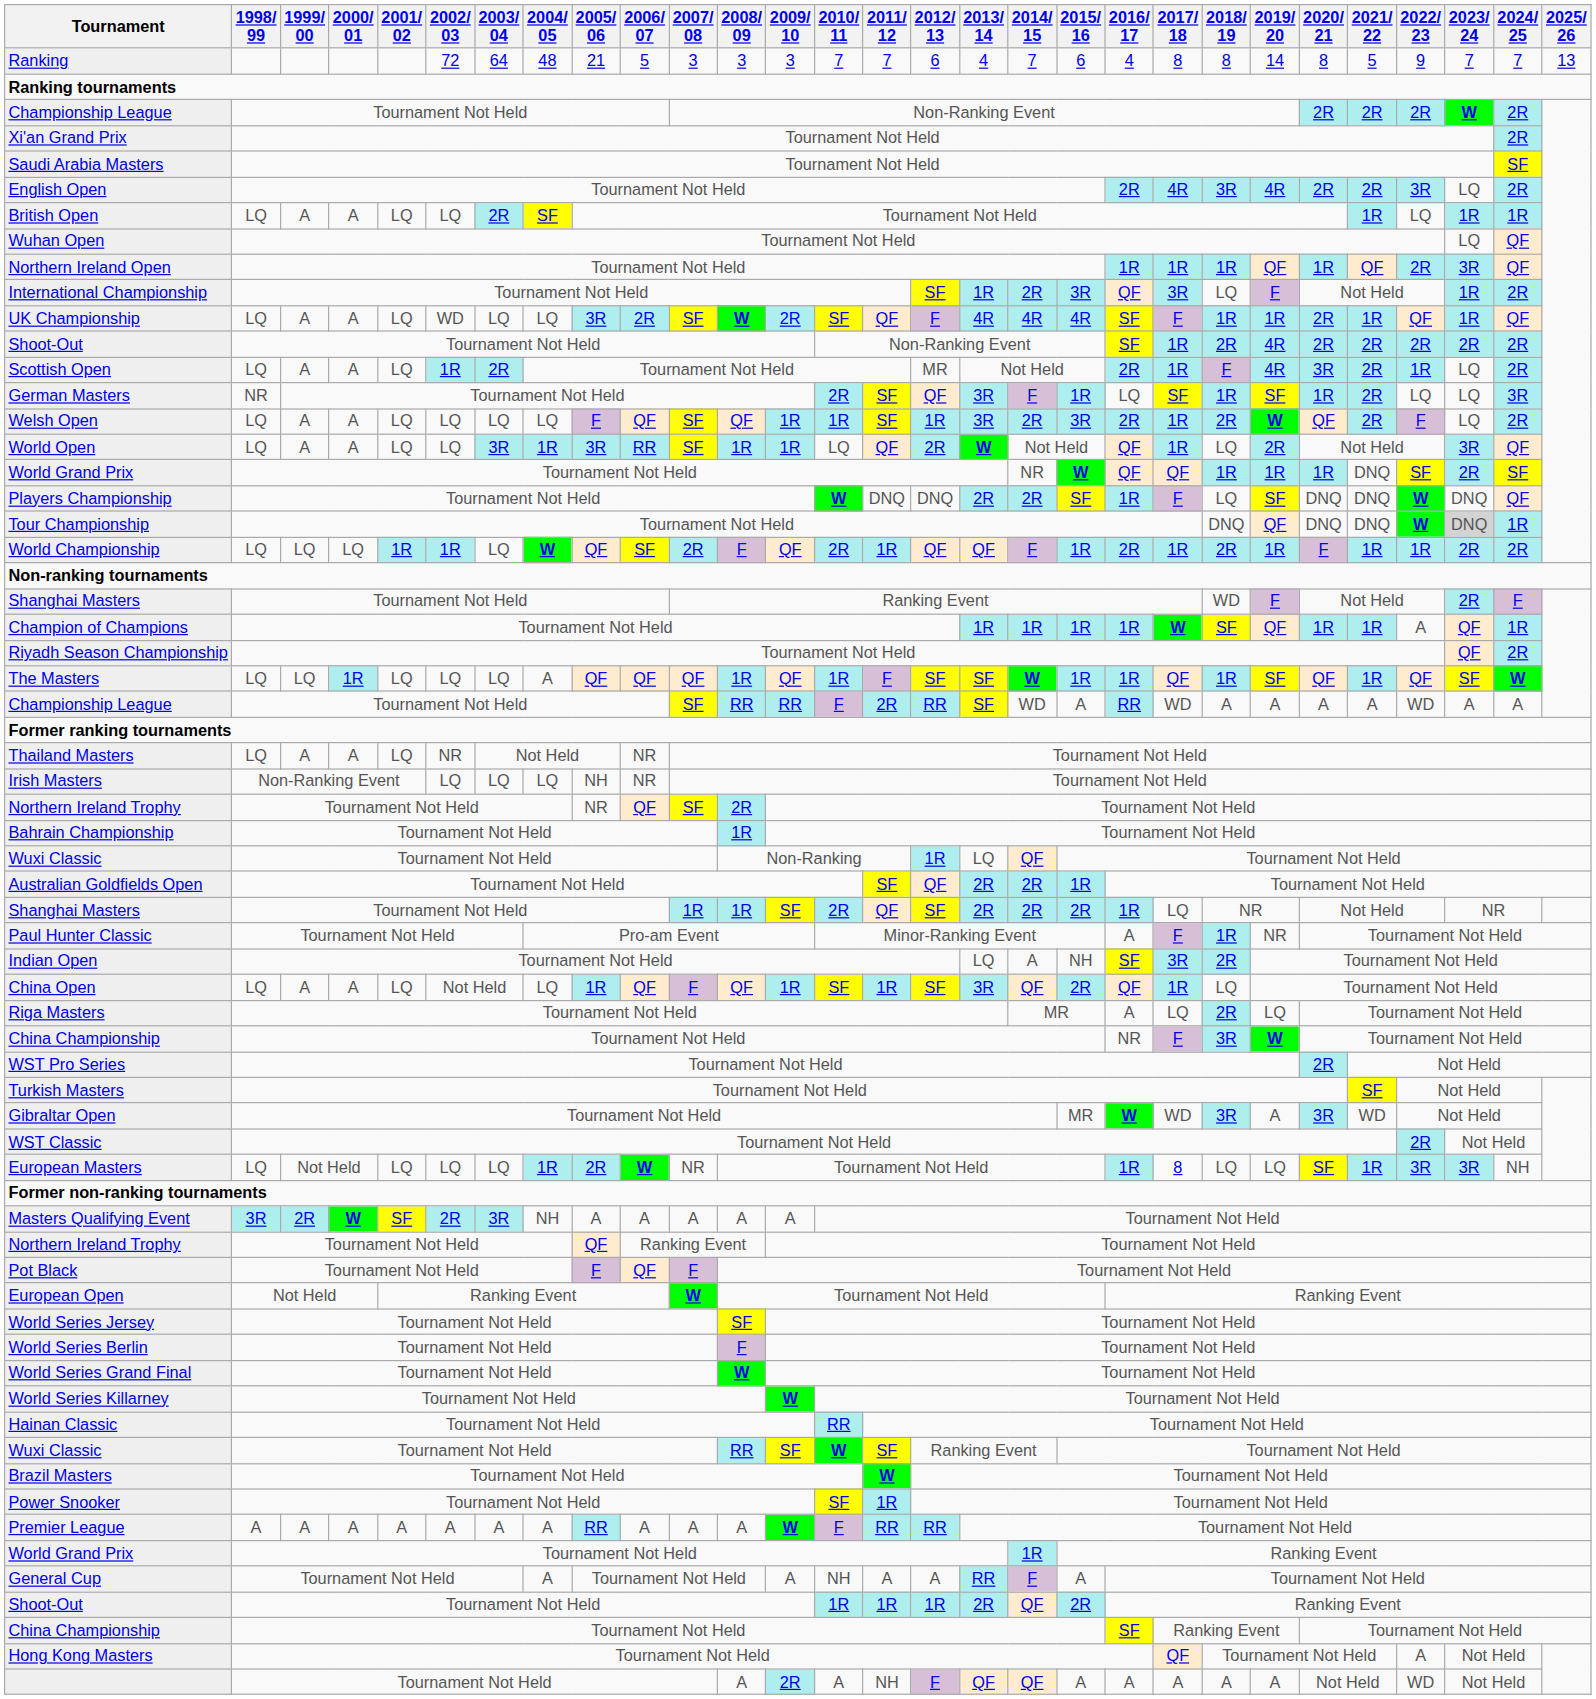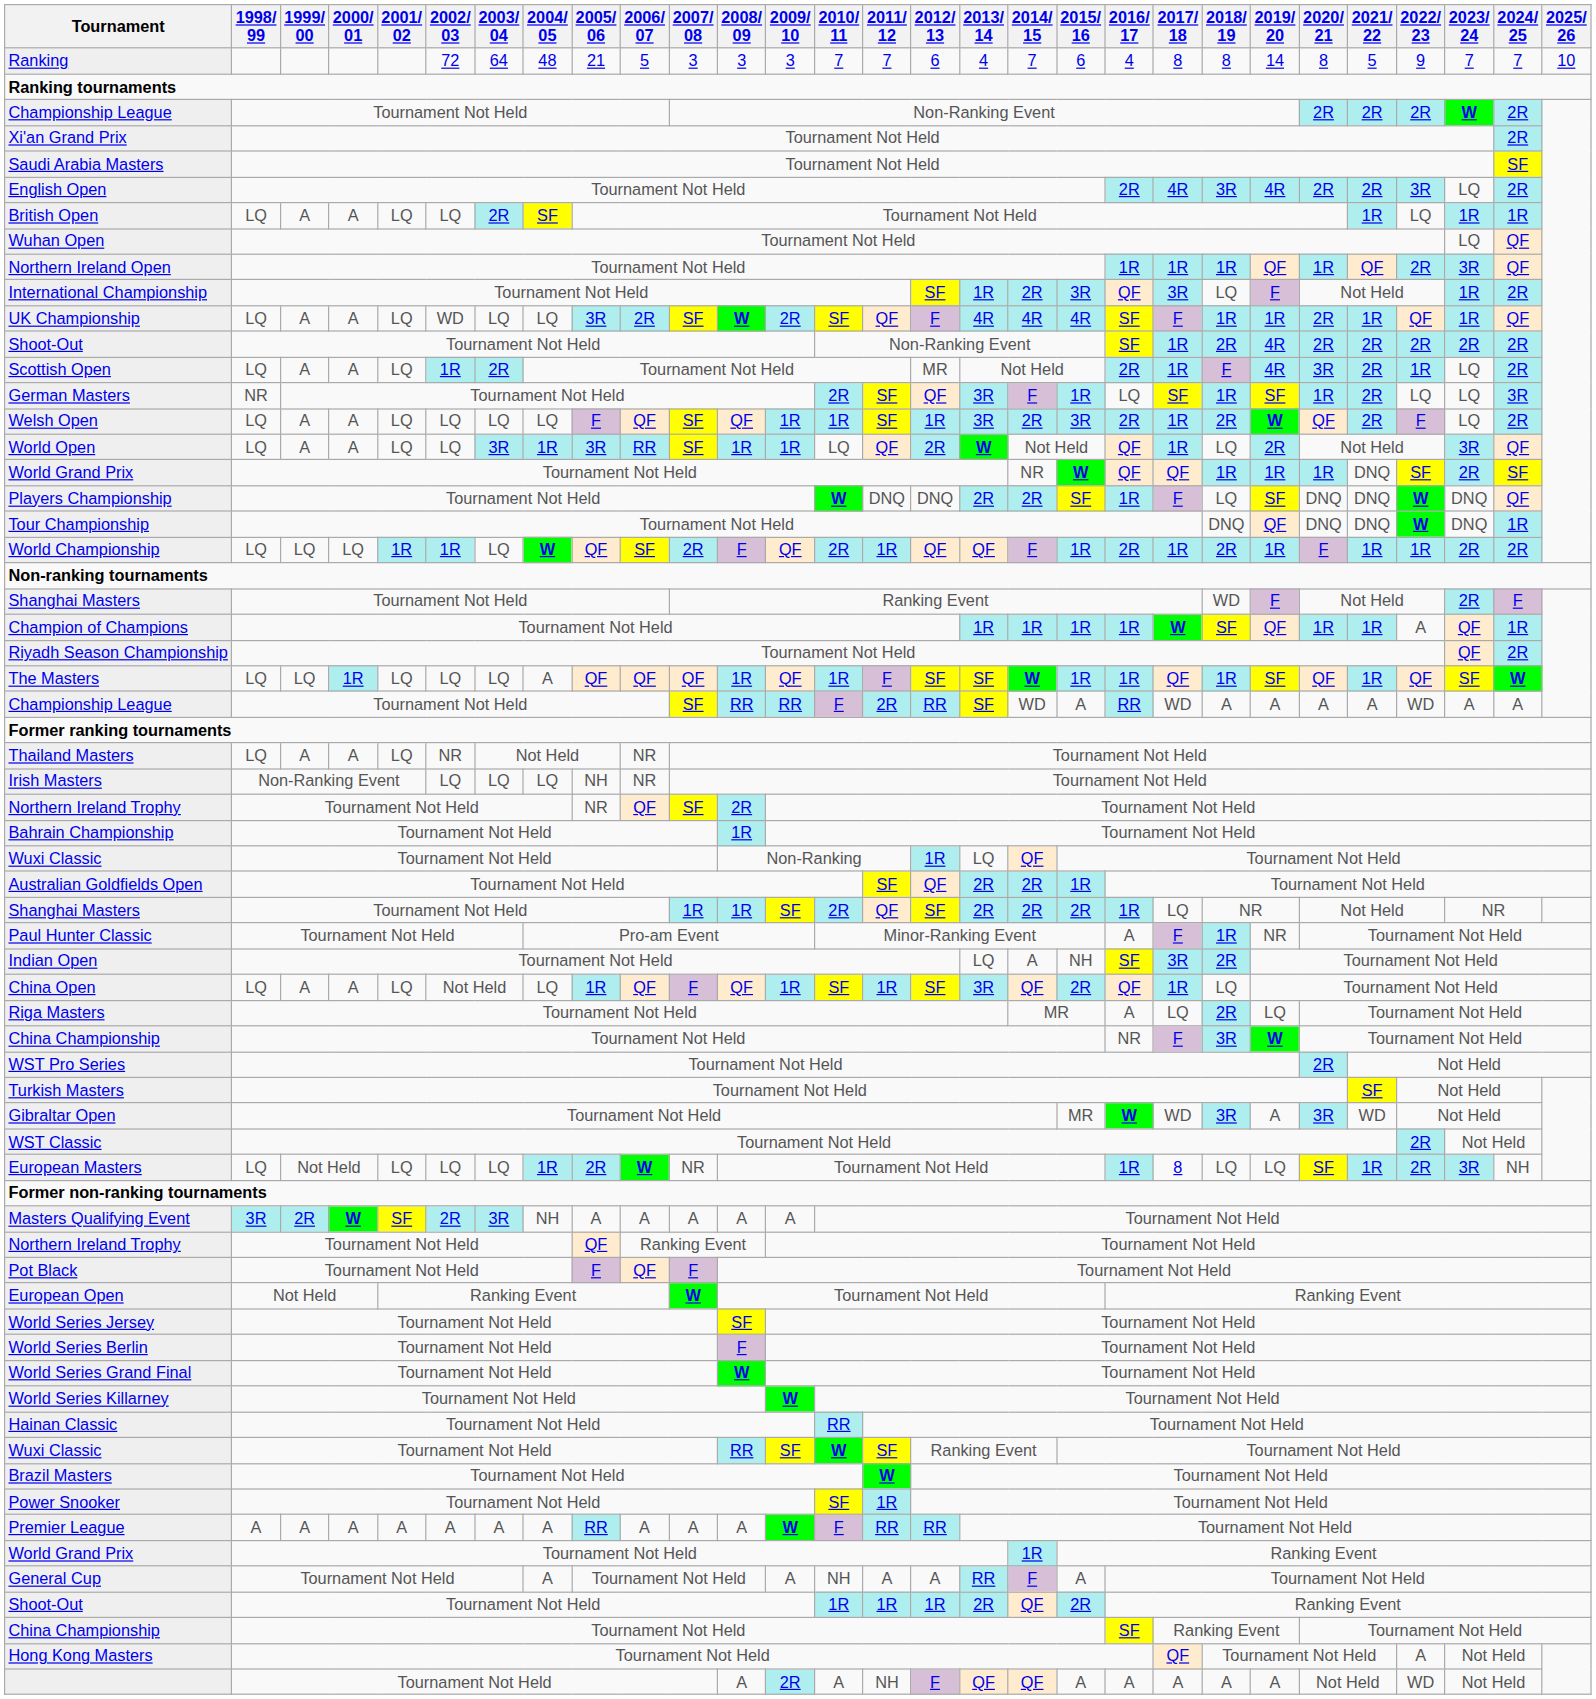(1566, 61) 13 -> (1566, 61) 10
(1469, 524) lightgrey background -> (1469, 524) no background
(1421, 1167) 3R -> (1421, 1167) 2R
